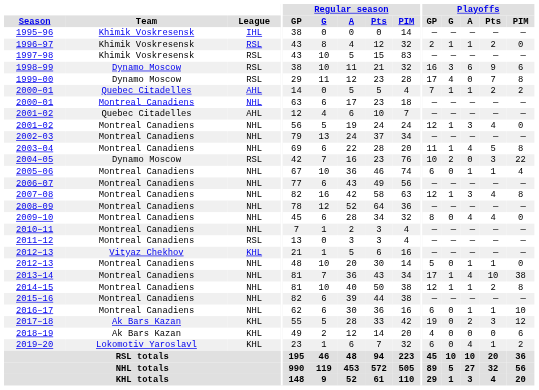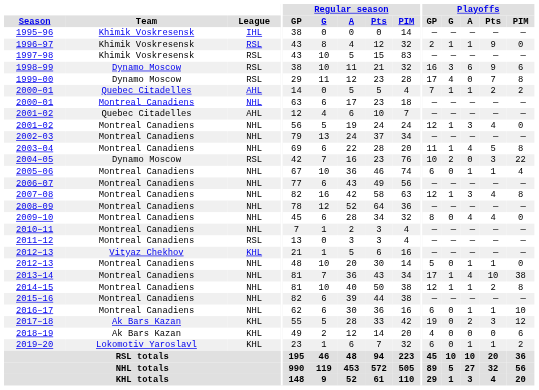(493, 44) 2 -> (493, 44) 9
(470, 345) 4 -> (470, 345) 1
